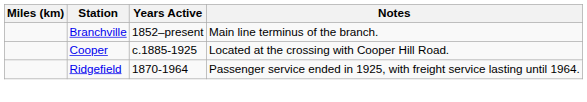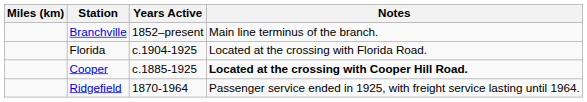+ row: (87, 50)
(329, 50) normal -> (338, 69) bold
